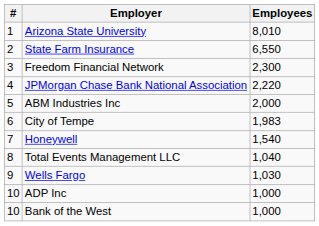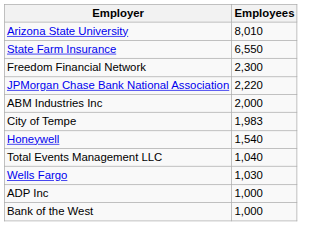- column: (13, 13)
